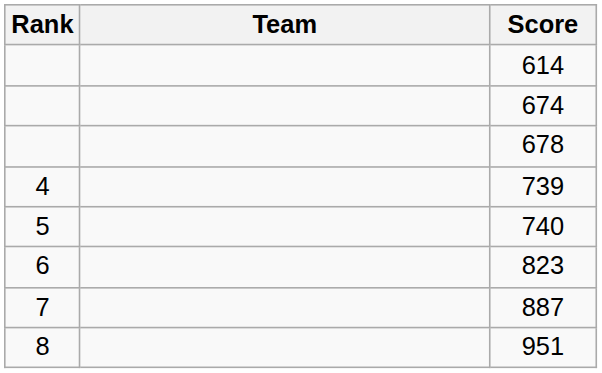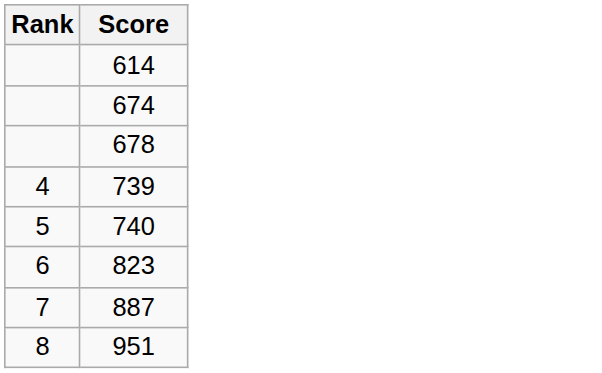- column: (285, 24)
